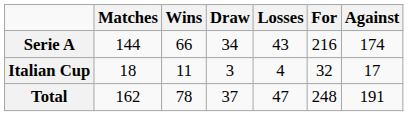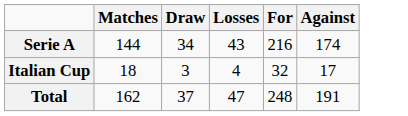- column: (184, 17)
